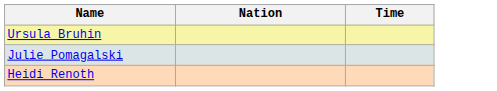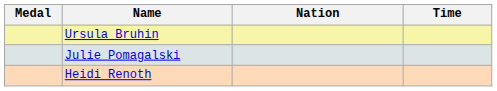+ column: (33, 14)
